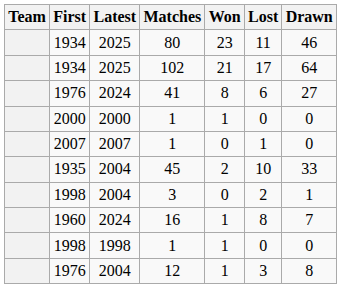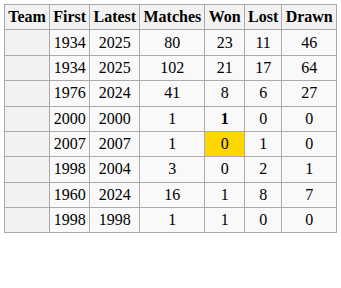(225, 118) normal -> (225, 118) bold
(225, 144) no background -> (225, 144) gold background
- row: (70, 169)
- row: (70, 270)
